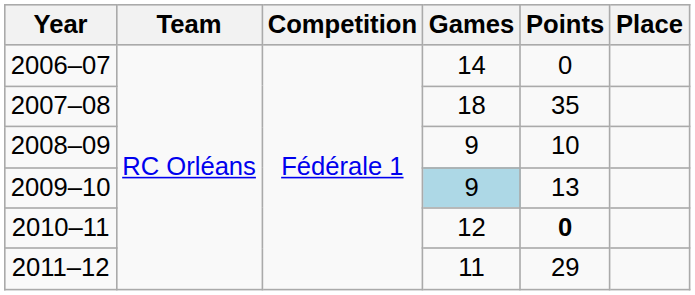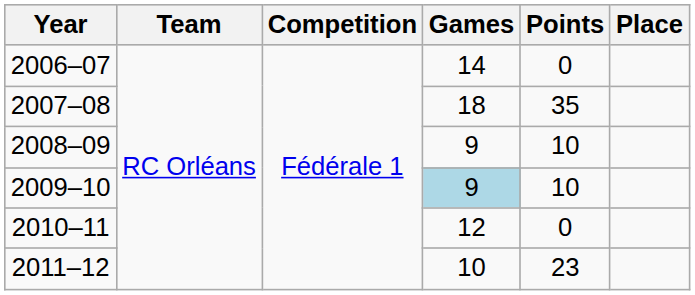(565, 187) 13 -> (565, 187) 10
(565, 227) bold -> (565, 227) normal
(472, 268) 11 -> (472, 268) 10
(565, 268) 29 -> (565, 268) 23
